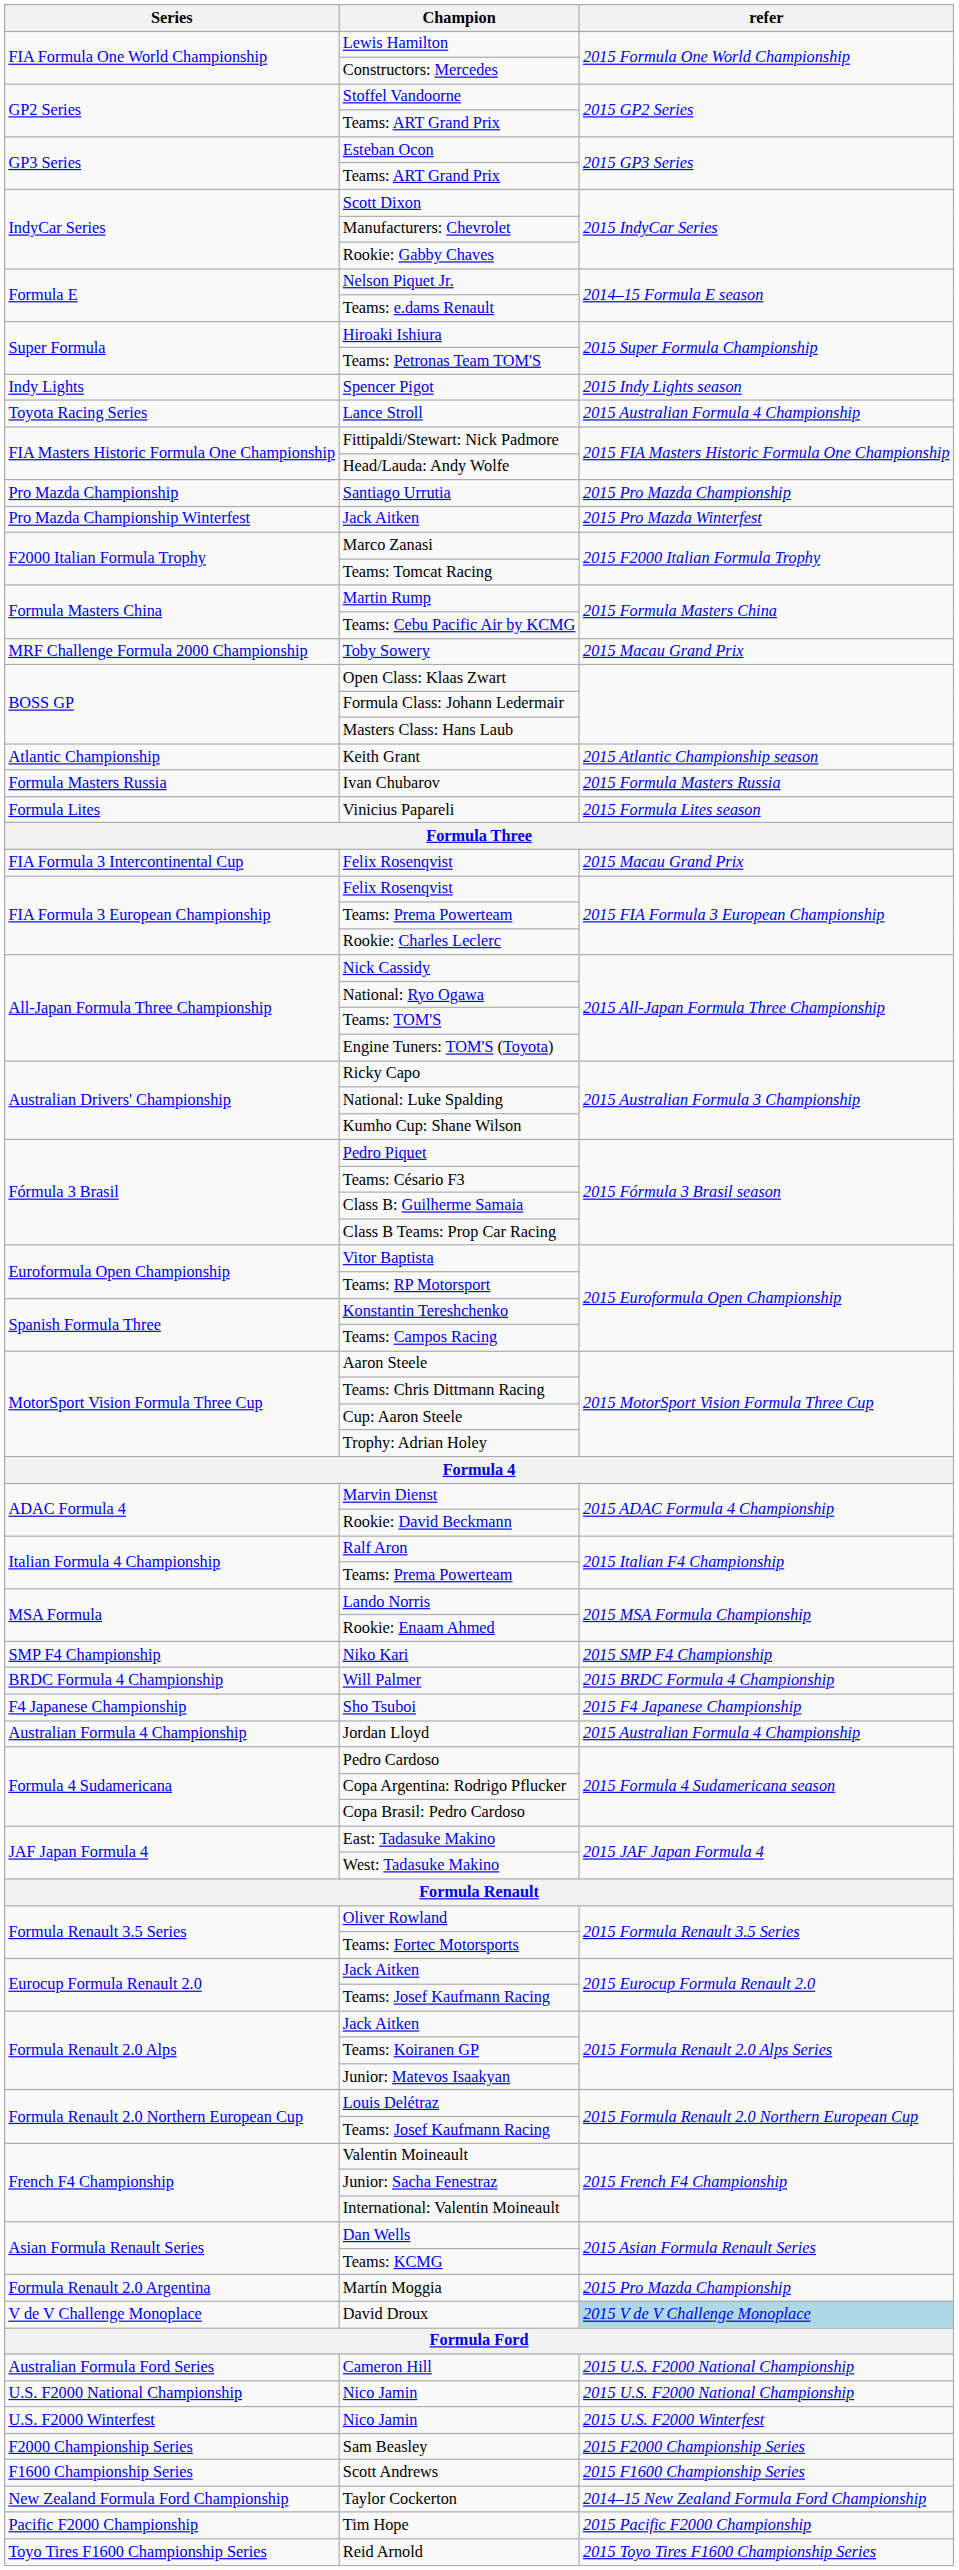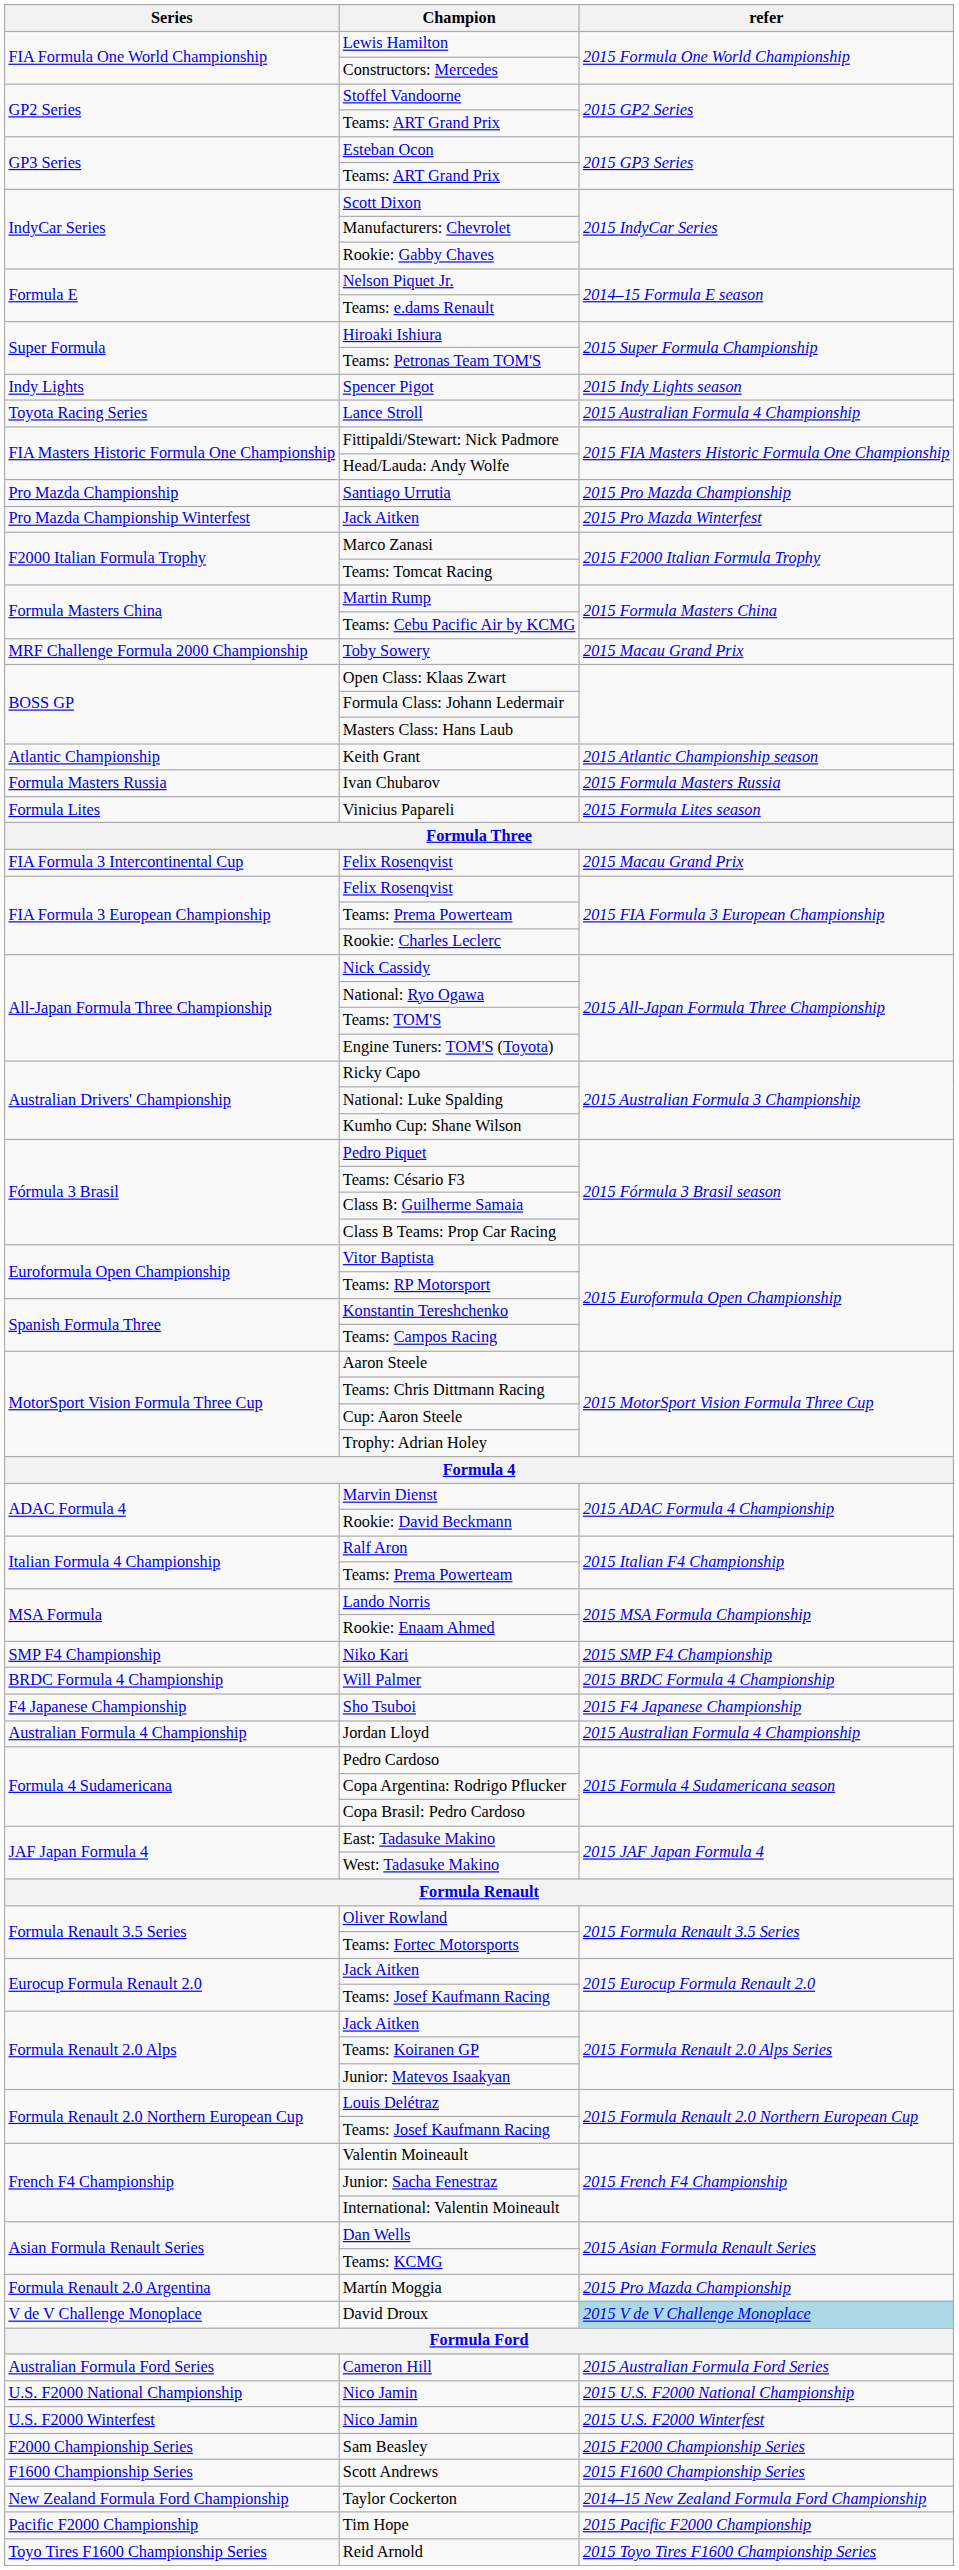(719, 2367) 2015 U.S. F2000 National Championship -> (706, 2367) 2015 Australian Formula Ford Series
